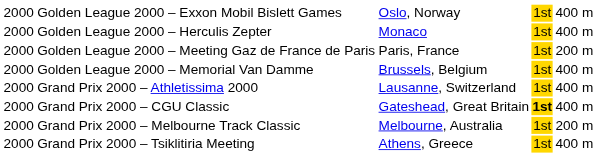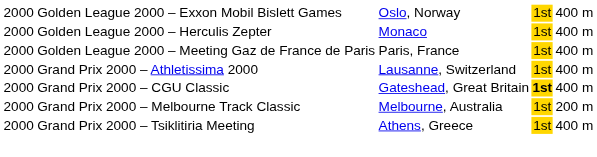(574, 50) 200 m -> (574, 50) 400 m
- row: (175, 69)
